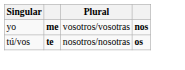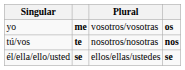(141, 27) nos -> (169, 27) os
(139, 42) os -> (172, 42) nos
+ row: (38, 57)
